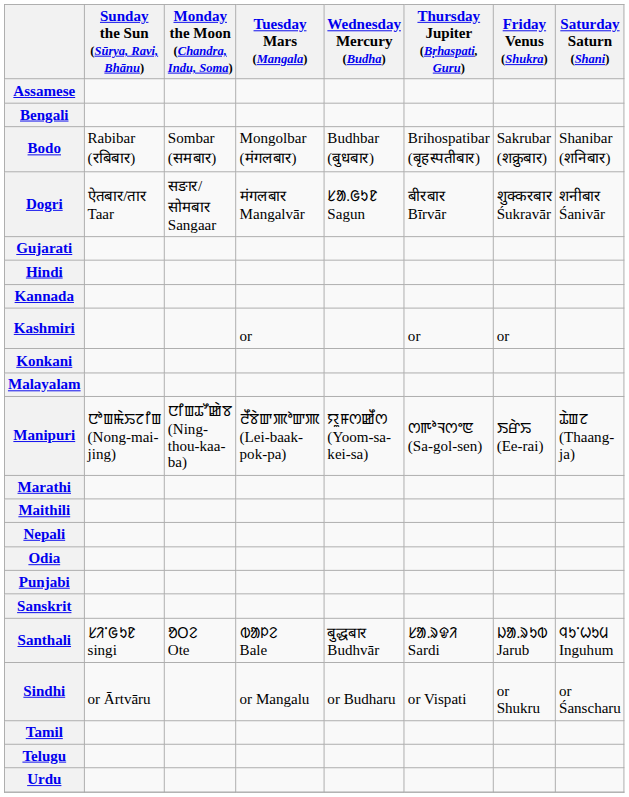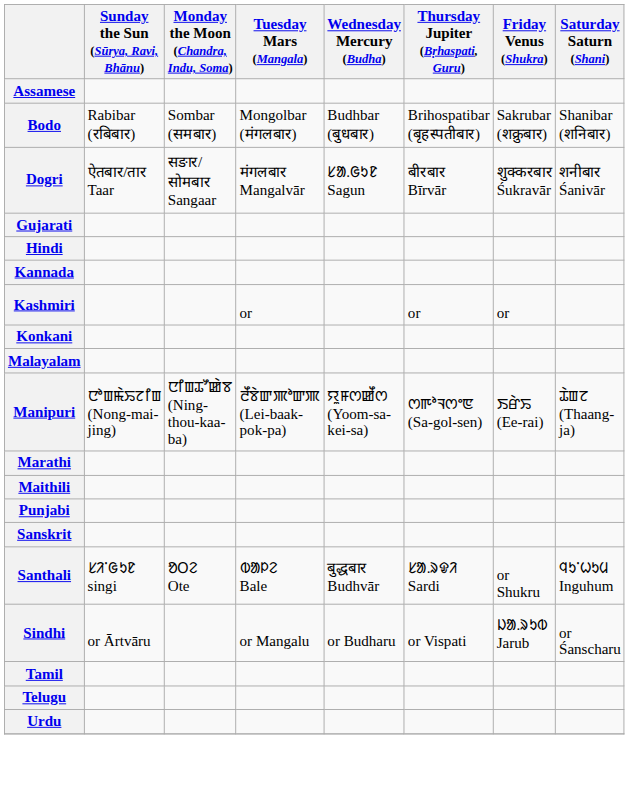- row: (44, 114)
- row: (44, 534)
- row: (44, 558)
(522, 641) ᱡᱟ.ᱨᱩᱵ Jarub -> (518, 583) or Shukru
(518, 699) or Shukru -> (522, 634) ᱡᱟ.ᱨᱩᱵ Jarub
